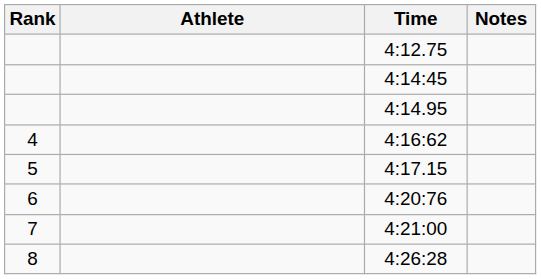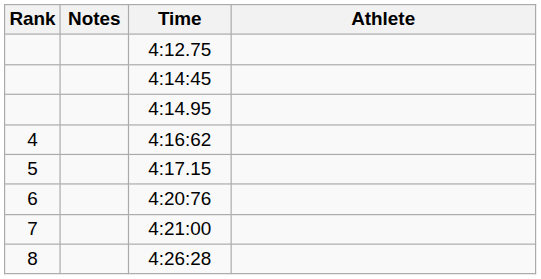columns swapped: (212, 19) <-> (501, 19)
